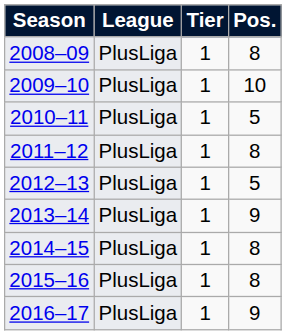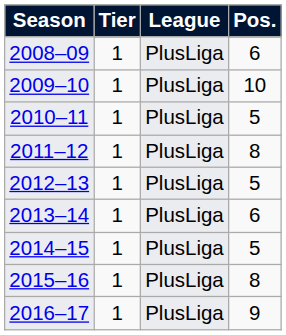columns swapped: (205, 20) <-> (138, 20)
(255, 53) 8 -> (255, 53) 6
(255, 215) 9 -> (255, 215) 6
(255, 248) 8 -> (255, 248) 5
